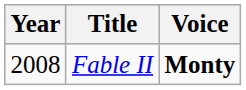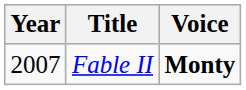(35, 63) 2008 -> (35, 63) 2007
